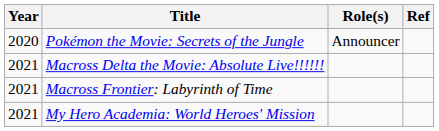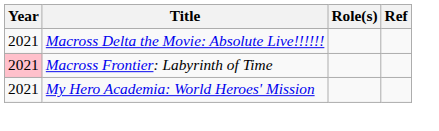- row: (175, 41)
(23, 89) no background -> (23, 65) pink background
